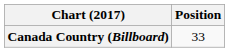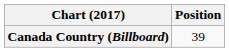(198, 36) 33 -> (198, 36) 39
